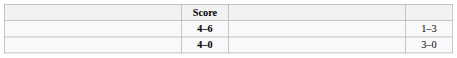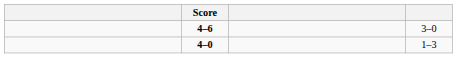(429, 28) 1–3 -> (429, 28) 3–0
(429, 45) 3–0 -> (429, 45) 1–3
